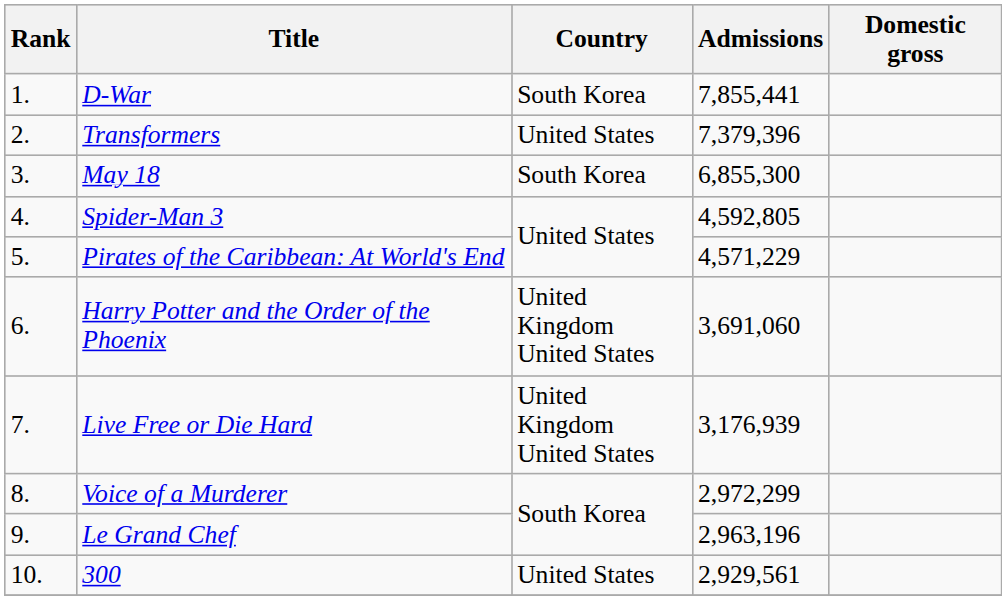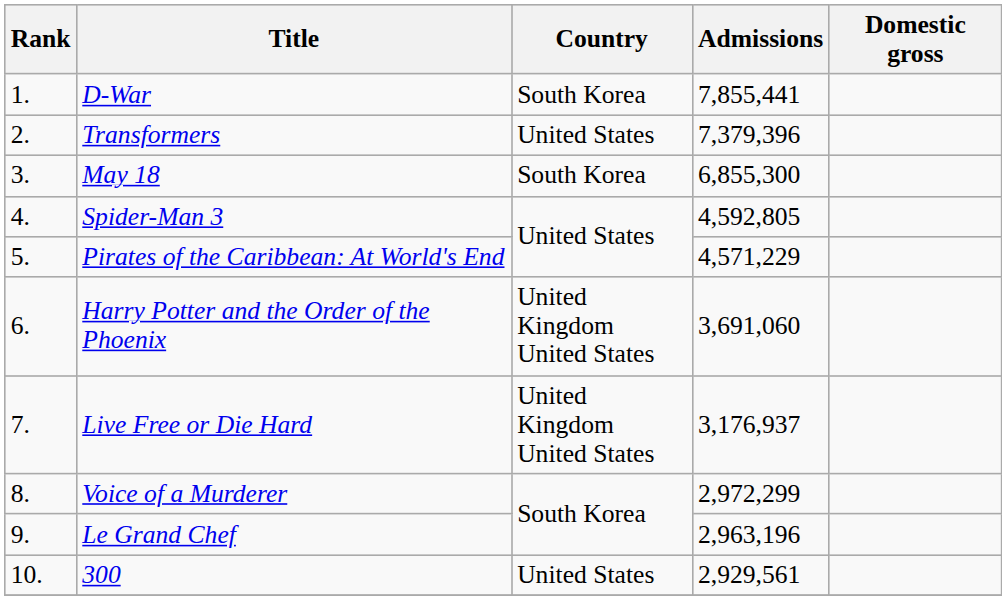(749, 424) 3,176,939 -> (749, 424) 3,176,937
